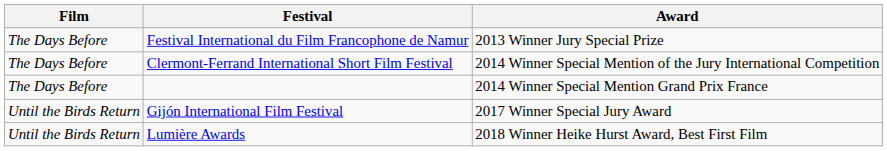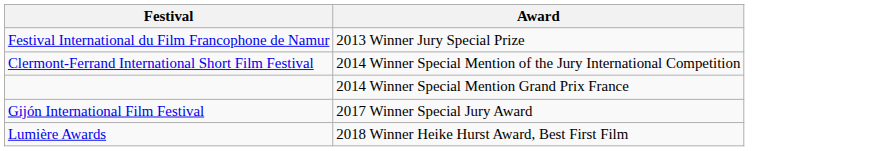- column: (74, 16)
